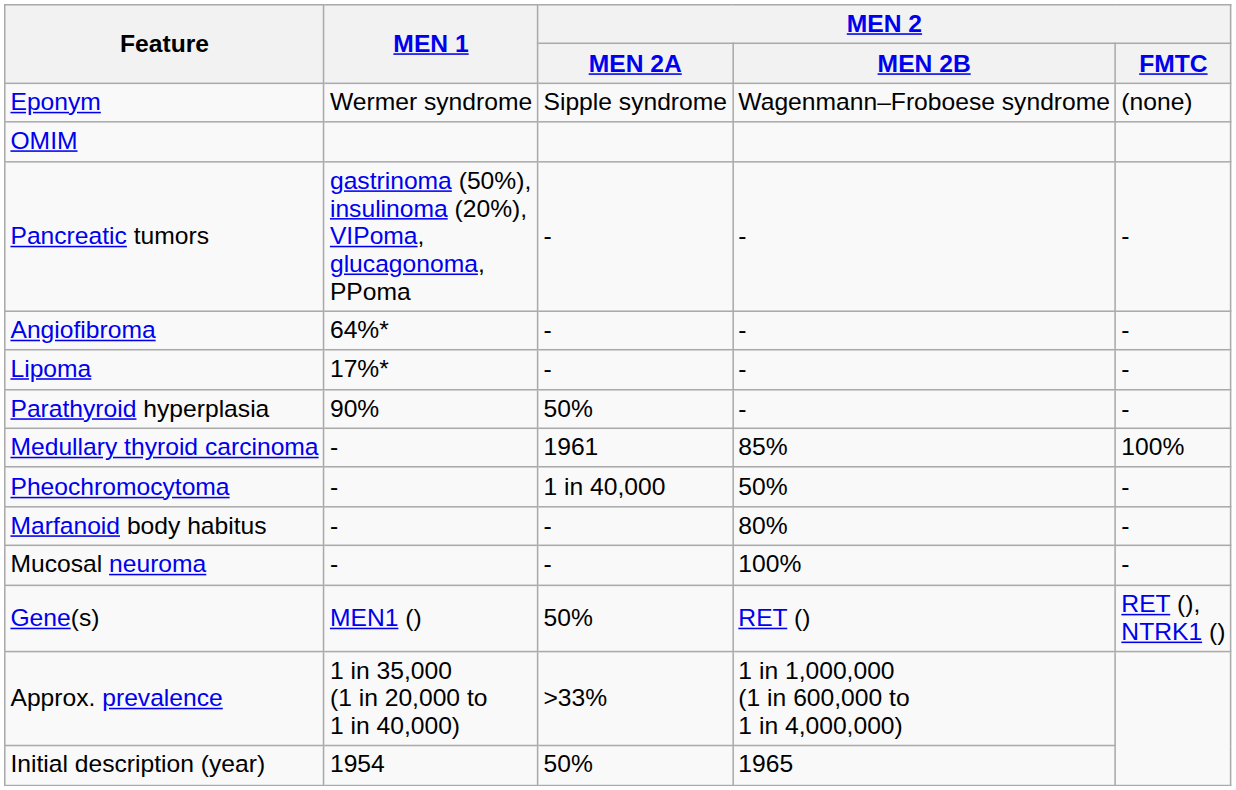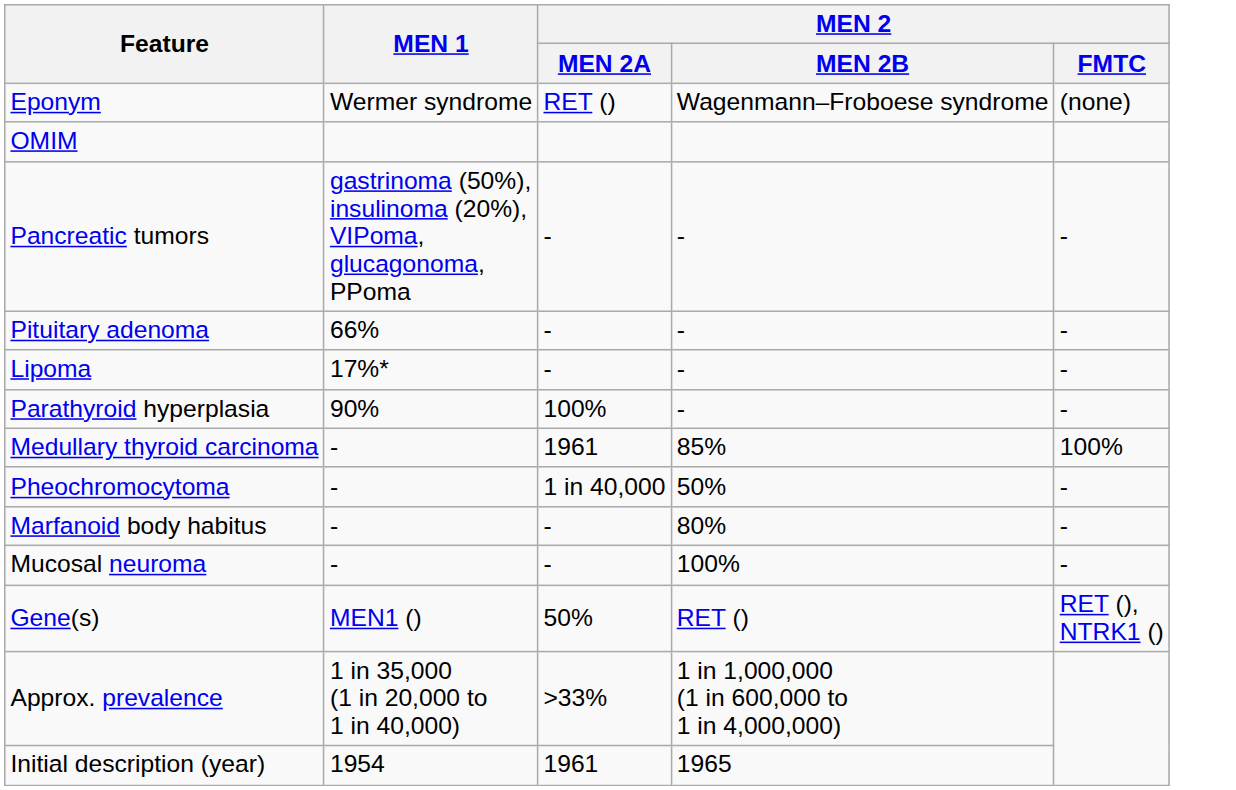(635, 102) Sipple syndrome -> (580, 102) RET ()
+ row: (110, 330)
- row: (83, 330)
(568, 408) 50% -> (575, 408) 100%
(568, 765) 50% -> (571, 765) 1961
